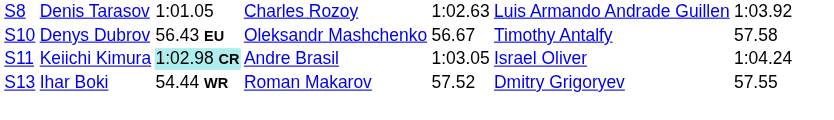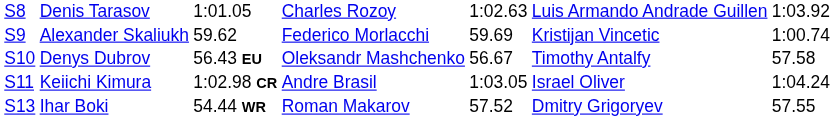+ row: (114, 35)
(198, 58) paleturquoise background -> (235, 82) no background
